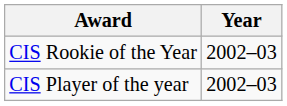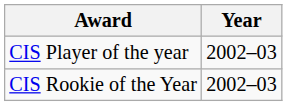rows swapped: (103, 52) <-> (99, 84)
